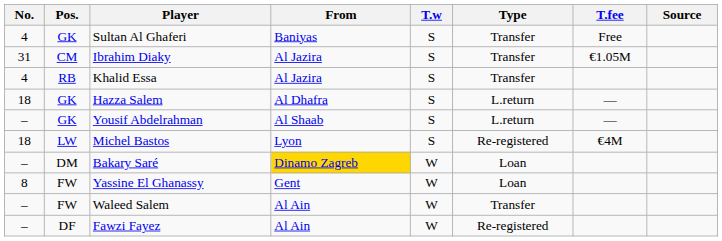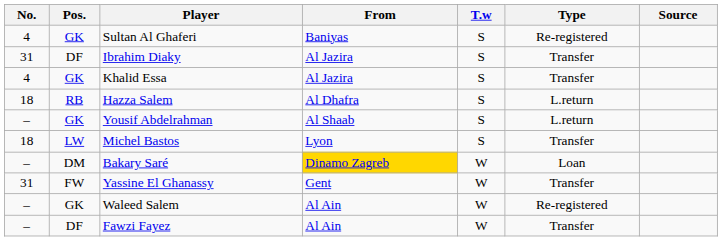- column: (610, 15)
(513, 36) Transfer -> (572, 36) Re-registered
(67, 57) CM -> (74, 57) DF
(67, 78) RB -> (74, 78) GK
(67, 99) GK -> (74, 99) RB
(513, 141) Re-registered -> (572, 141) Transfer
(24, 183) 8 -> (27, 183) 31
(513, 183) Loan -> (572, 183) Transfer
(67, 204) FW -> (74, 204) GK
(513, 204) Transfer -> (572, 204) Re-registered
(513, 225) Re-registered -> (572, 225) Transfer
